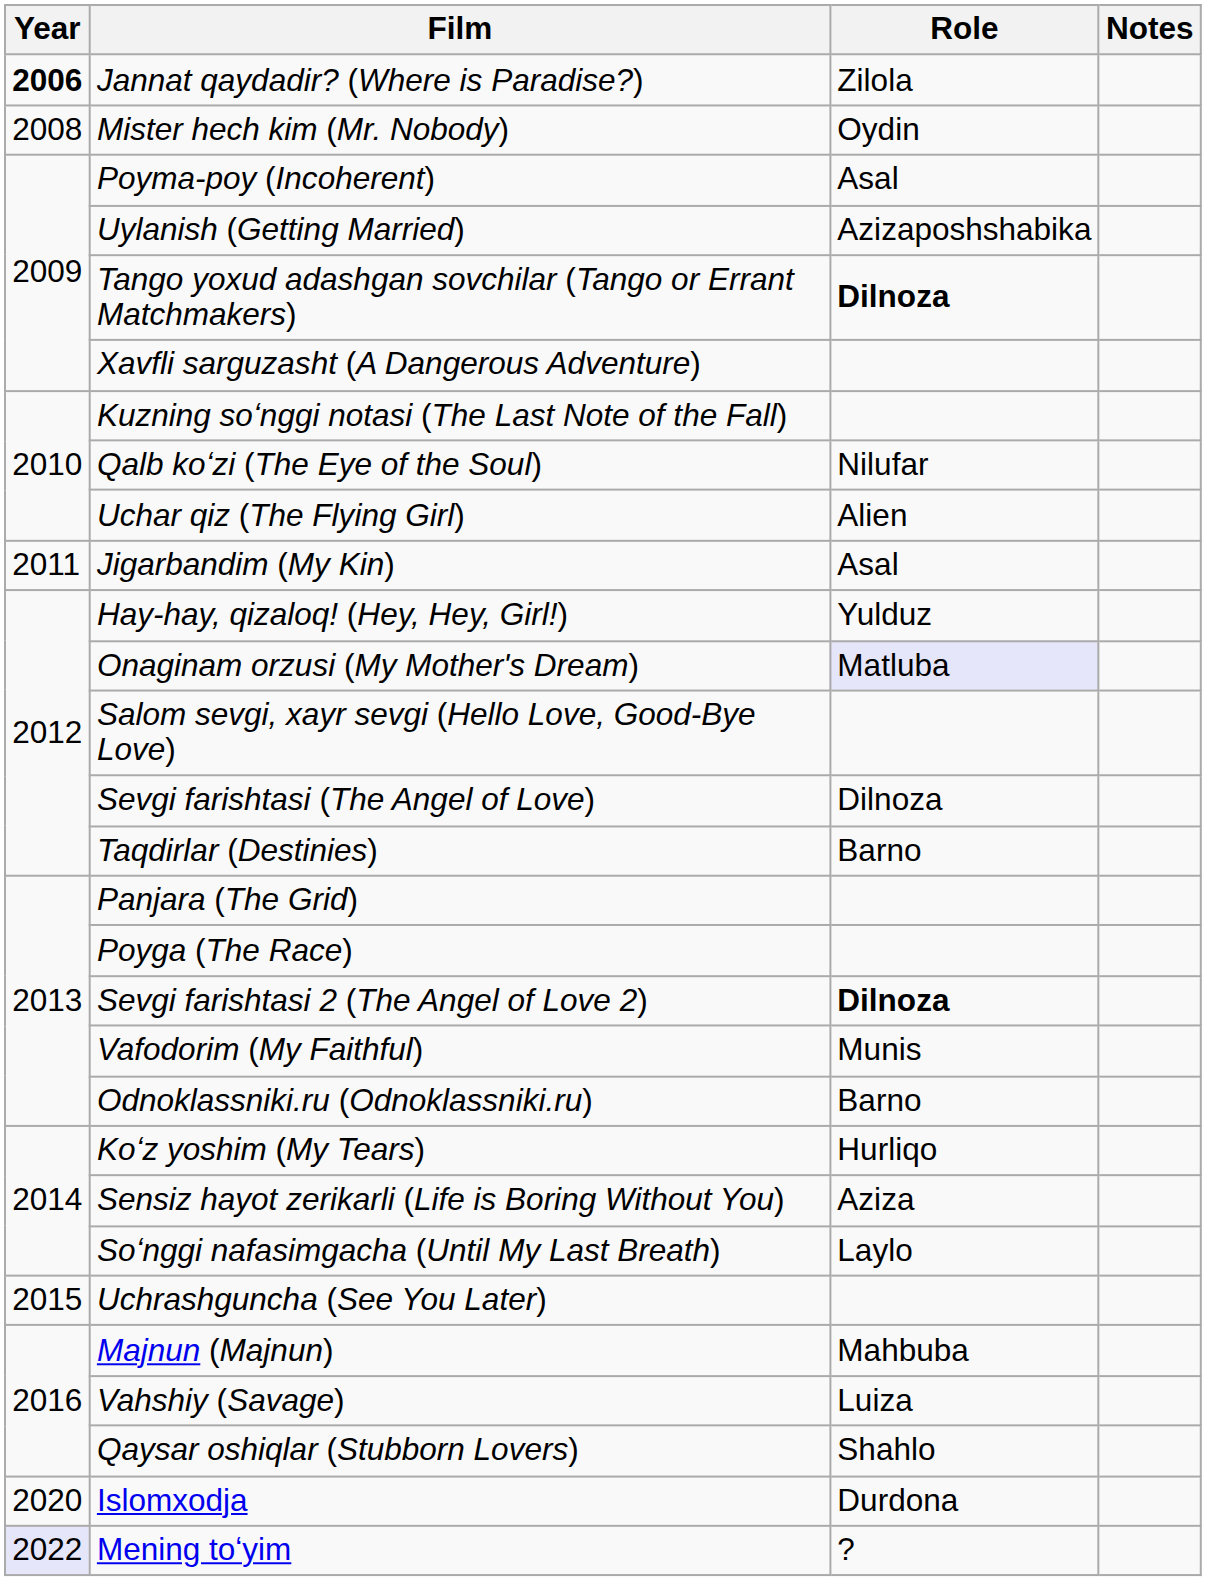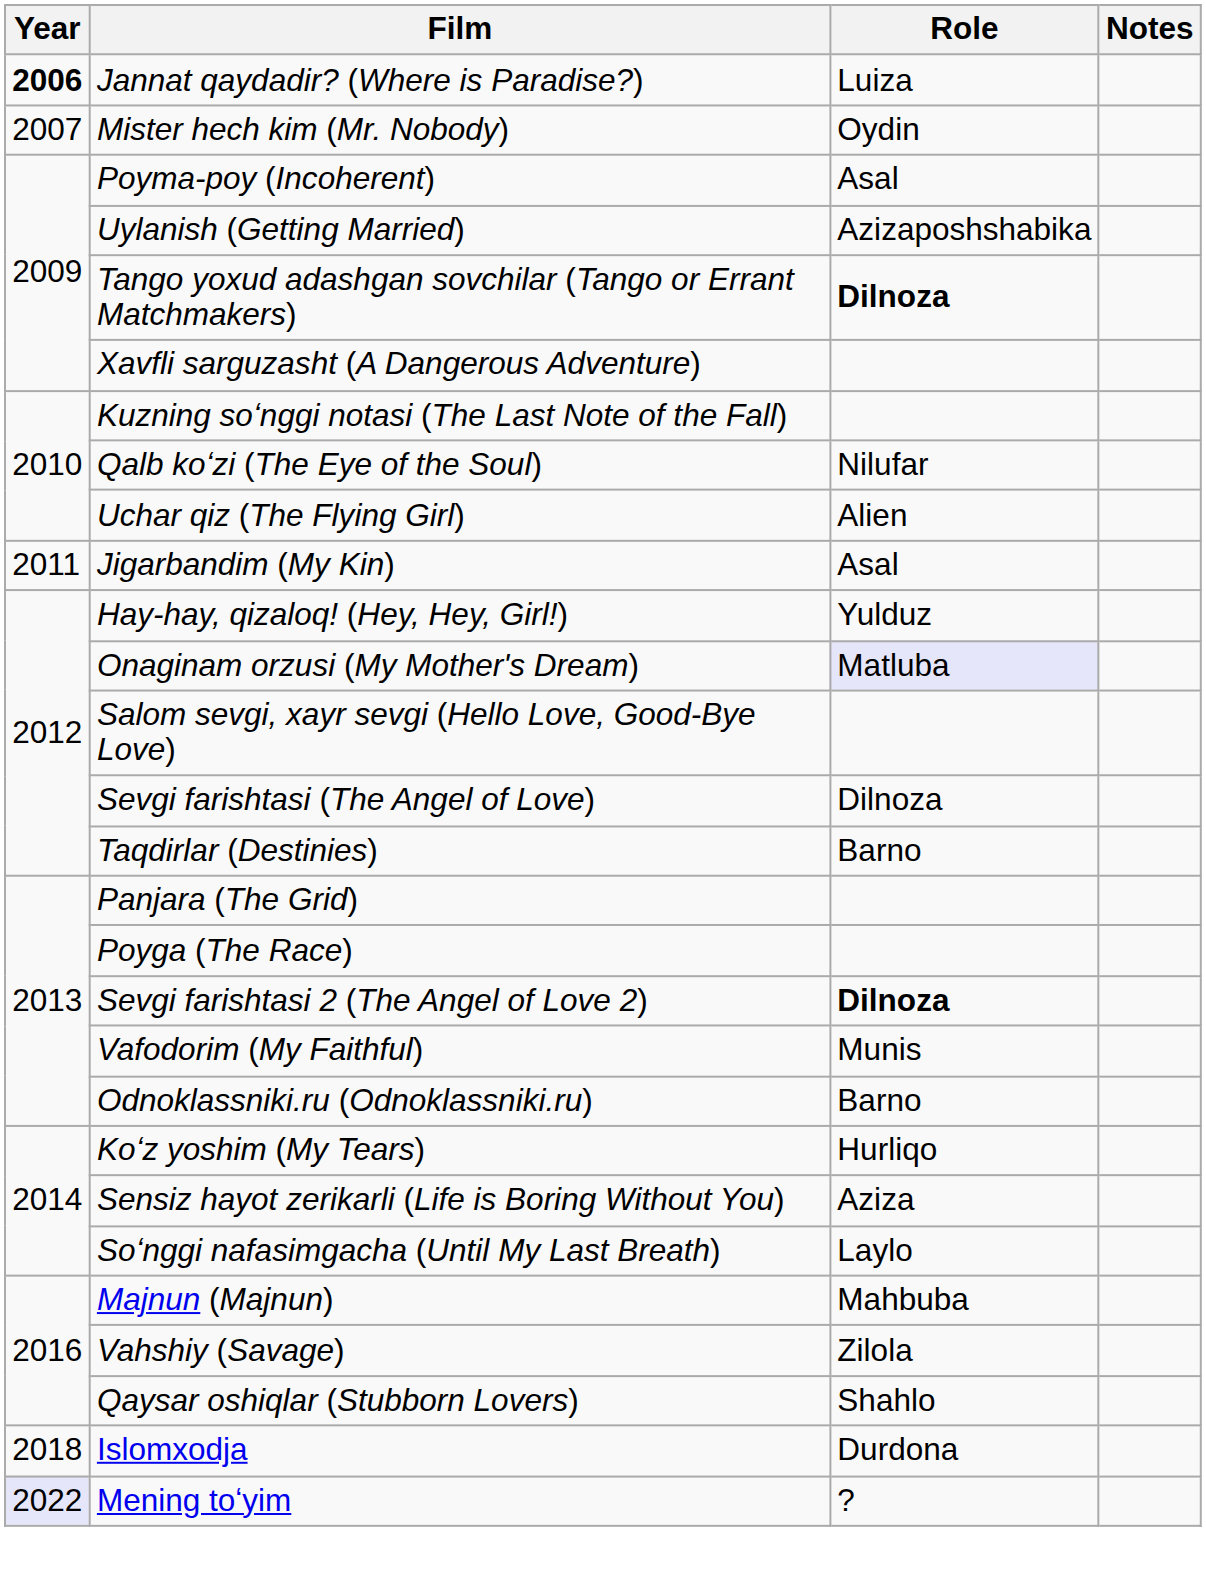(875, 79) Zilola -> (875, 79) Luiza
(47, 129) 2008 -> (47, 129) 2007
- row: (322, 1300)
(875, 1400) Luiza -> (875, 1350) Zilola
(47, 1500) 2020 -> (47, 1450) 2018
